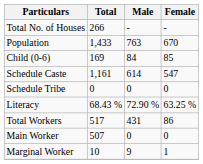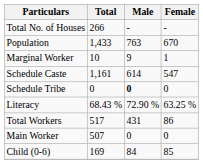rows swapped: (28, 58) <-> (40, 151)
(129, 89) normal -> (129, 89) bold
